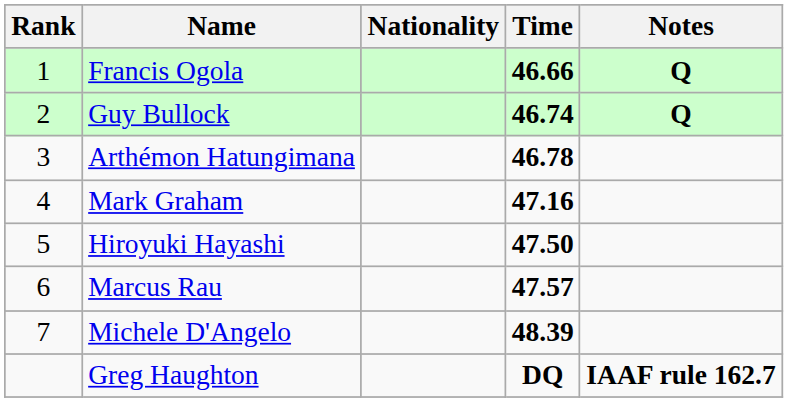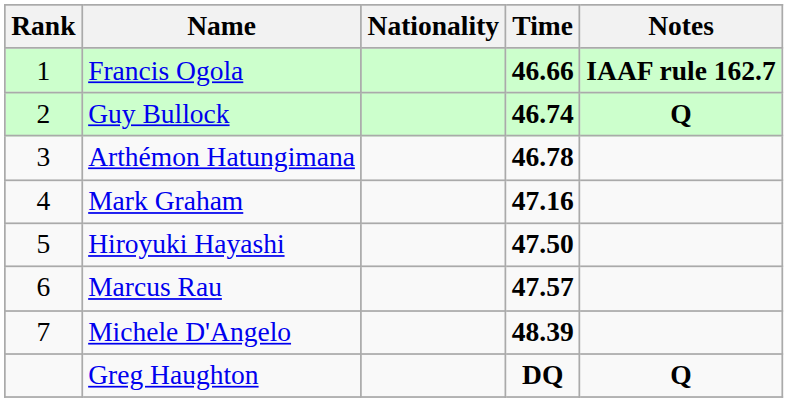(681, 69) Q -> (681, 69) IAAF rule 162.7
(681, 375) IAAF rule 162.7 -> (681, 375) Q
